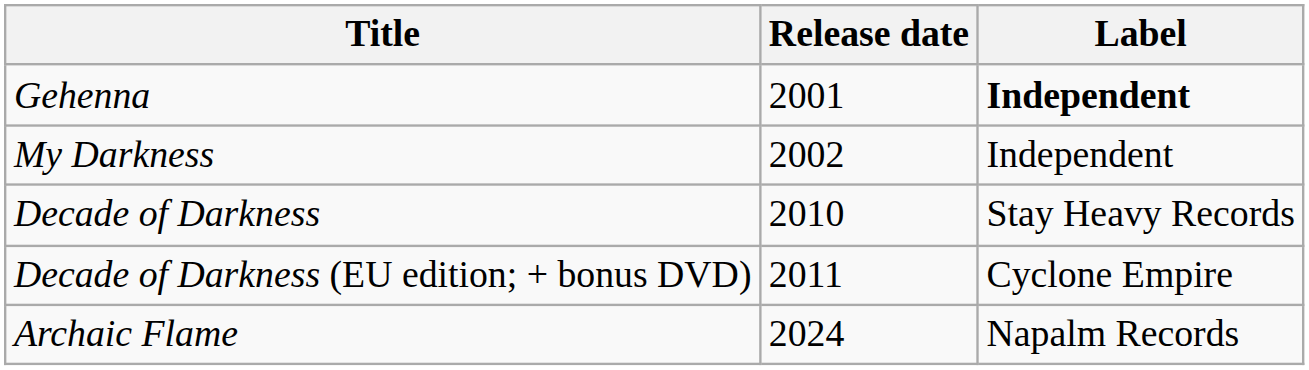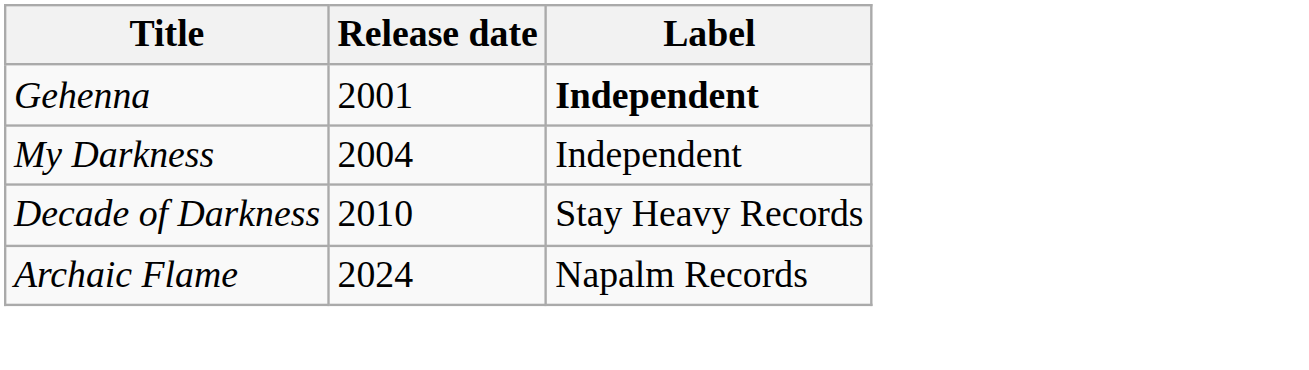(807, 154) 2002 -> (375, 154) 2004
- row: (383, 273)
